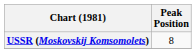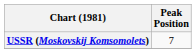(171, 40) 8 -> (171, 40) 7
